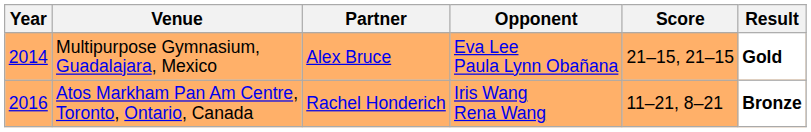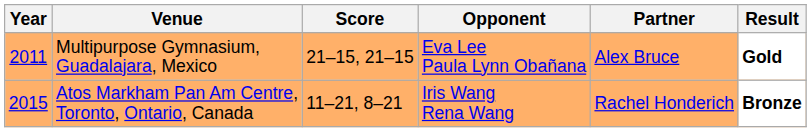columns swapped: (376, 19) <-> (680, 19)
(28, 56) 2014 -> (28, 56) 2011
(28, 104) 2016 -> (28, 104) 2015
